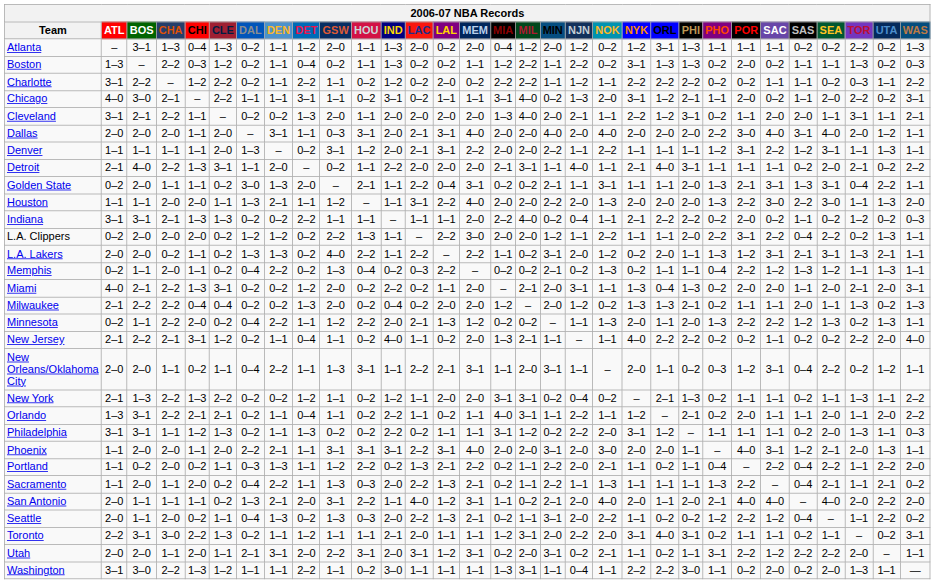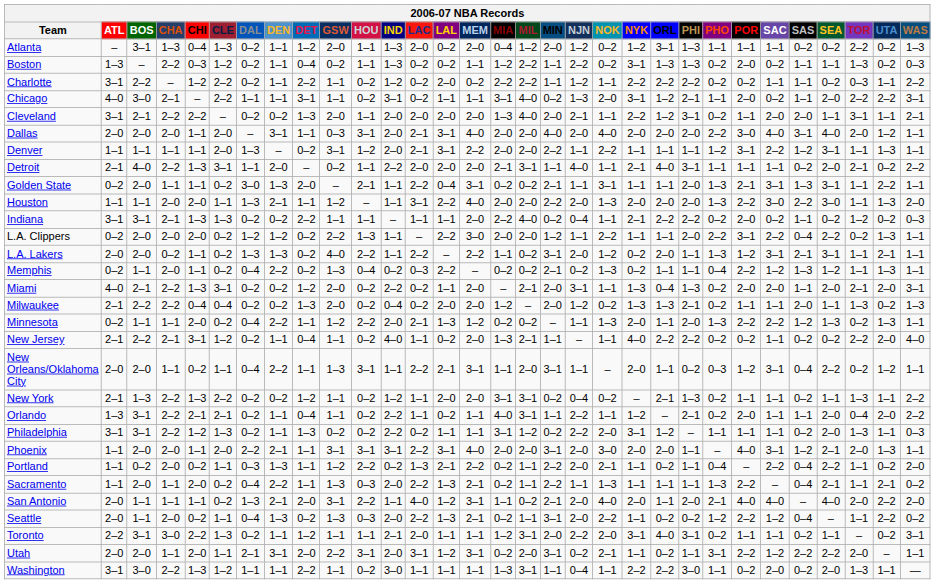(887, 99) 0–2 -> (887, 99) 2–2
(197, 116) 1–1 -> (197, 116) 2–2
(859, 185) 0–4 -> (859, 185) 1–1
(859, 254) 1–3 -> (859, 254) 1–1
(171, 322) 2–2 -> (171, 322) 1–1
(859, 415) 1–1 -> (859, 415) 0–4
(171, 432) 1–1 -> (171, 432) 2–2
(887, 467) 2–2 -> (887, 467) 0–2
